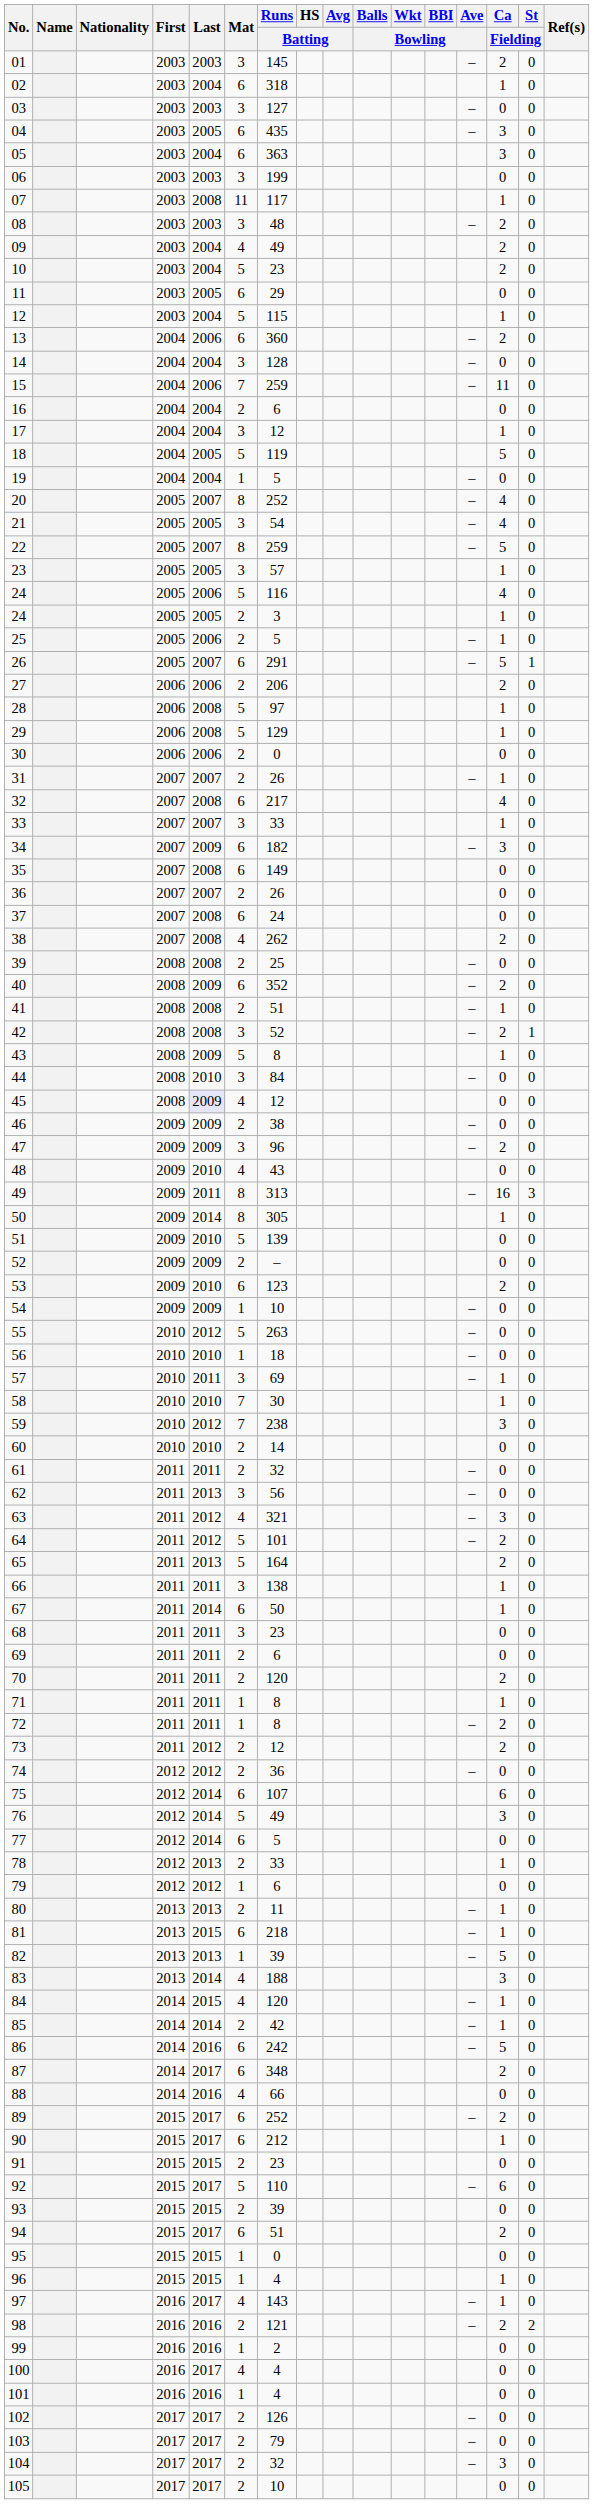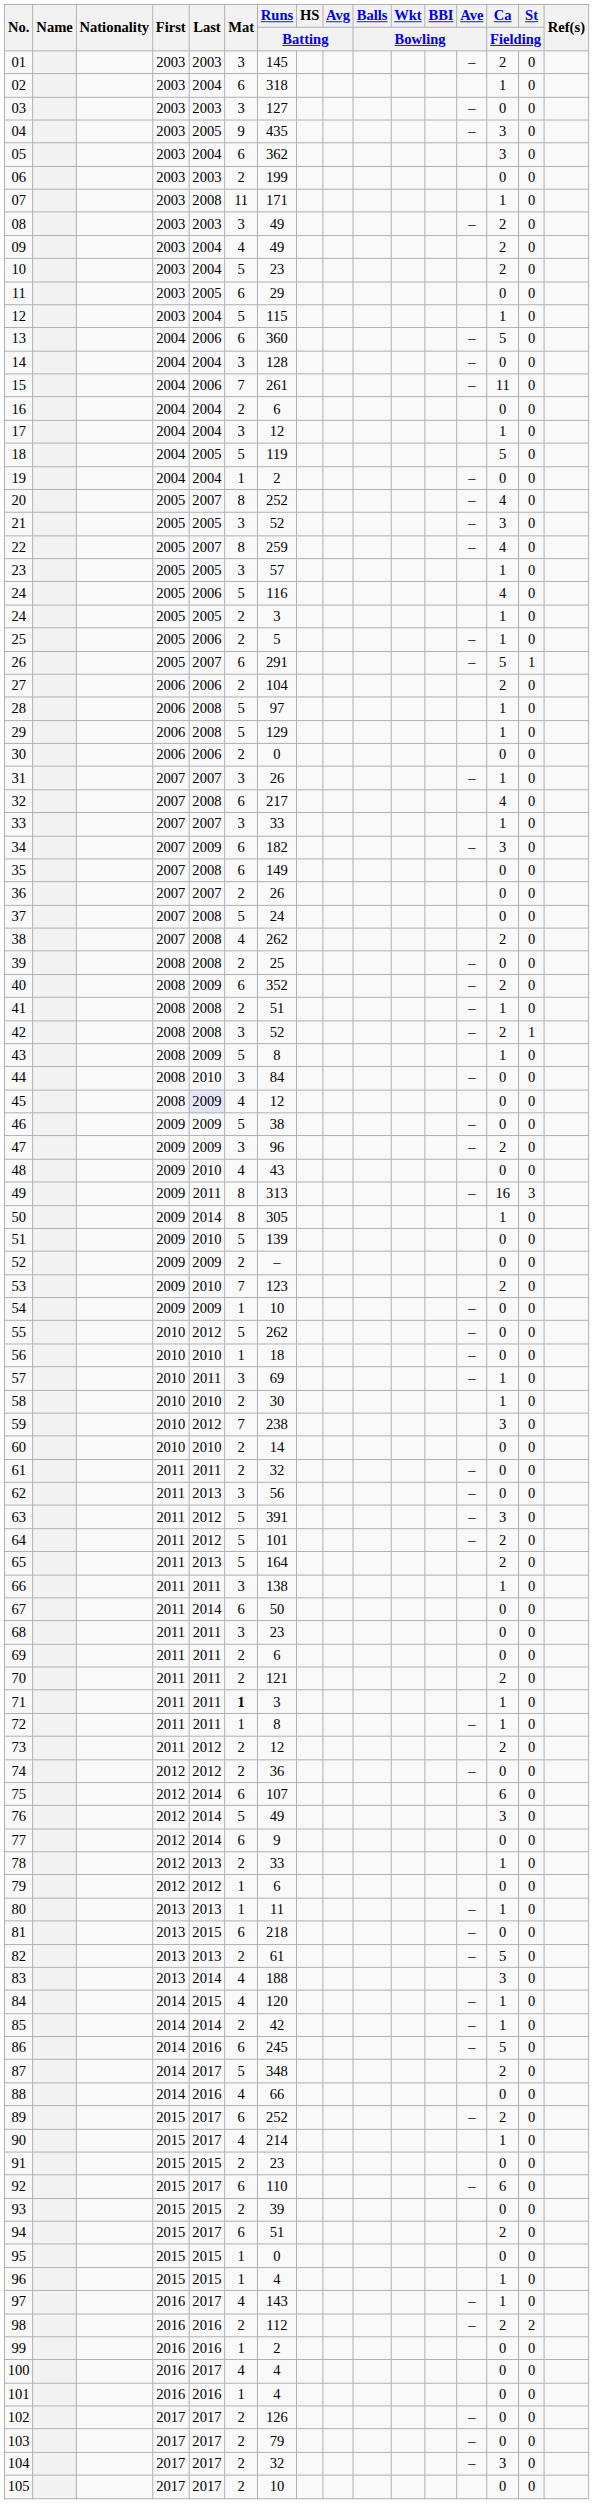(241, 131) 6 -> (241, 131) 9
(277, 154) 363 -> (277, 154) 362
(241, 177) 3 -> (241, 177) 2
(277, 200) 117 -> (277, 200) 171
(277, 223) 48 -> (277, 223) 49
(503, 339) 2 -> (503, 339) 5
(277, 385) 259 -> (277, 385) 261
(277, 477) 5 -> (277, 477) 2
(277, 524) 54 -> (277, 524) 52
(503, 524) 4 -> (503, 524) 3
(503, 547) 5 -> (503, 547) 4
(277, 685) 206 -> (277, 685) 104
(241, 778) 2 -> (241, 778) 3
(241, 916) 6 -> (241, 916) 5
(241, 1124) 2 -> (241, 1124) 5
(241, 1286) 6 -> (241, 1286) 7
(277, 1332) 263 -> (277, 1332) 262
(241, 1401) 7 -> (241, 1401) 2
(241, 1516) 4 -> (241, 1516) 5
(277, 1516) 321 -> (277, 1516) 391
(503, 1609) 1 -> (503, 1609) 0
(277, 1678) 120 -> (277, 1678) 121
(241, 1701) normal -> (241, 1701) bold
(277, 1701) 8 -> (277, 1701) 3
(503, 1724) 2 -> (503, 1724) 1
(277, 1840) 5 -> (277, 1840) 9
(241, 1909) 2 -> (241, 1909) 1
(503, 1932) 1 -> (503, 1932) 0
(241, 1955) 1 -> (241, 1955) 2
(277, 1955) 39 -> (277, 1955) 61
(277, 2048) 242 -> (277, 2048) 245
(241, 2071) 6 -> (241, 2071) 5
(241, 2140) 6 -> (241, 2140) 4
(277, 2140) 212 -> (277, 2140) 214
(241, 2186) 5 -> (241, 2186) 6
(277, 2325) 121 -> (277, 2325) 112
